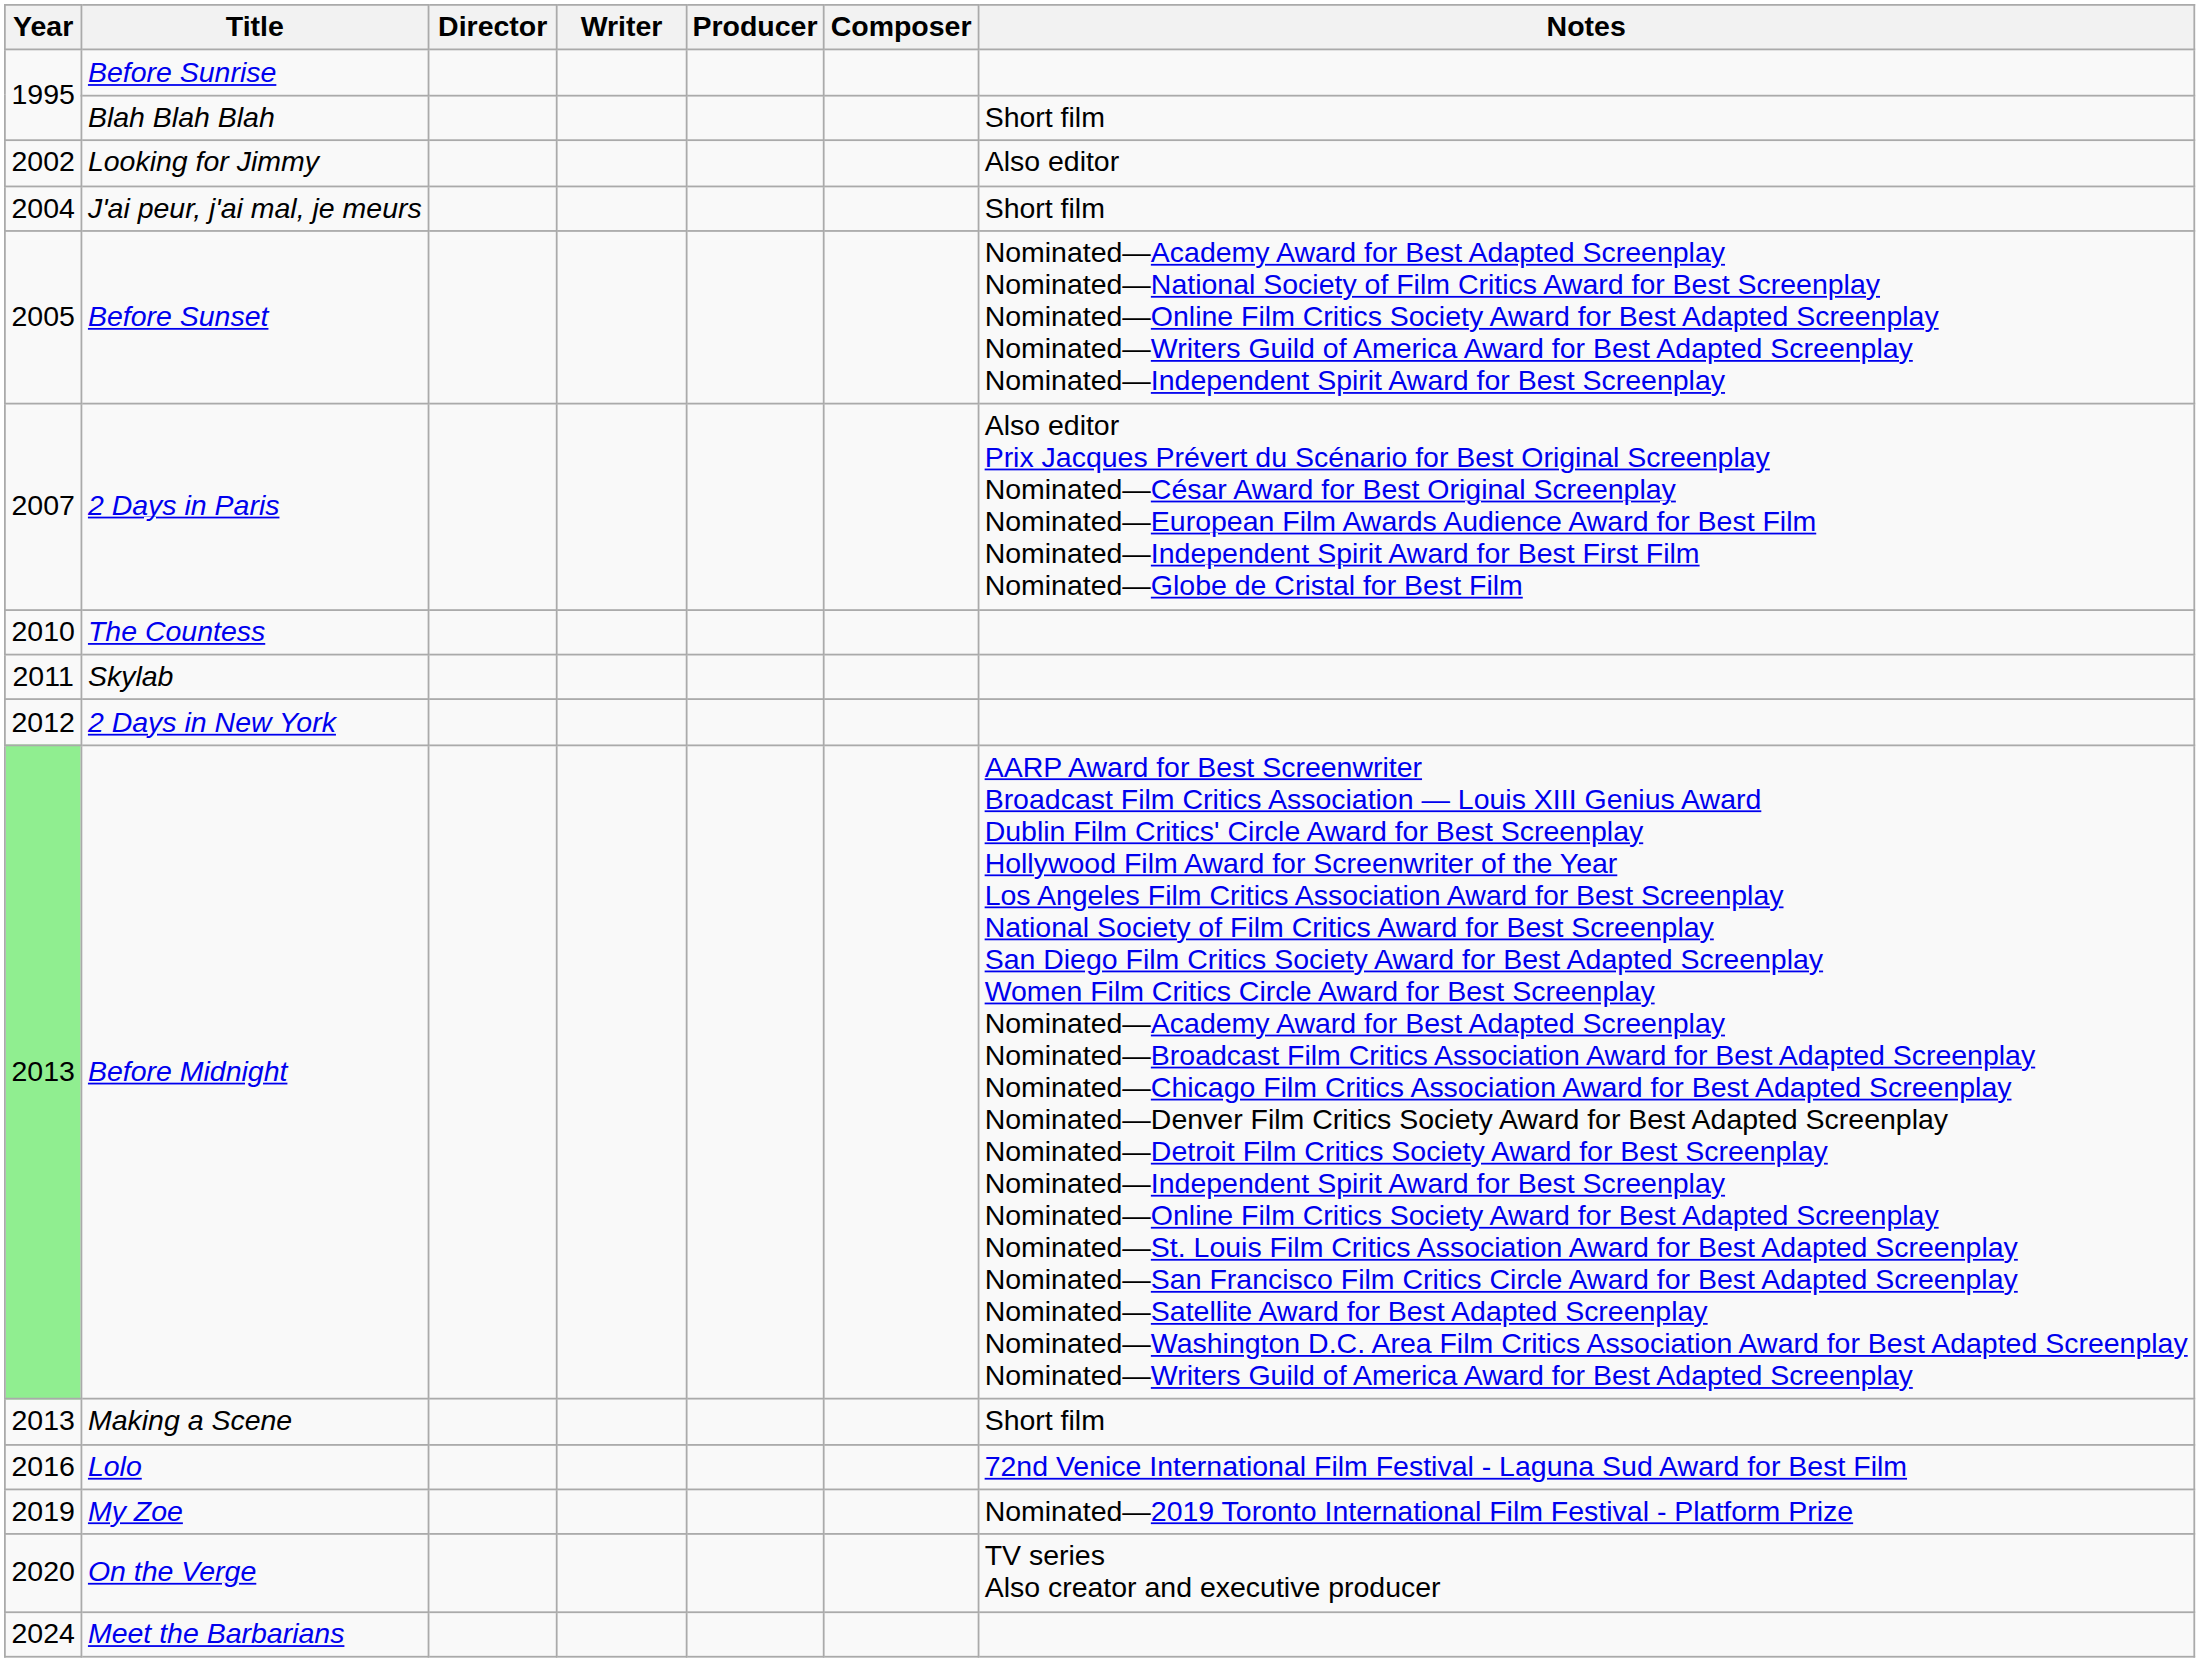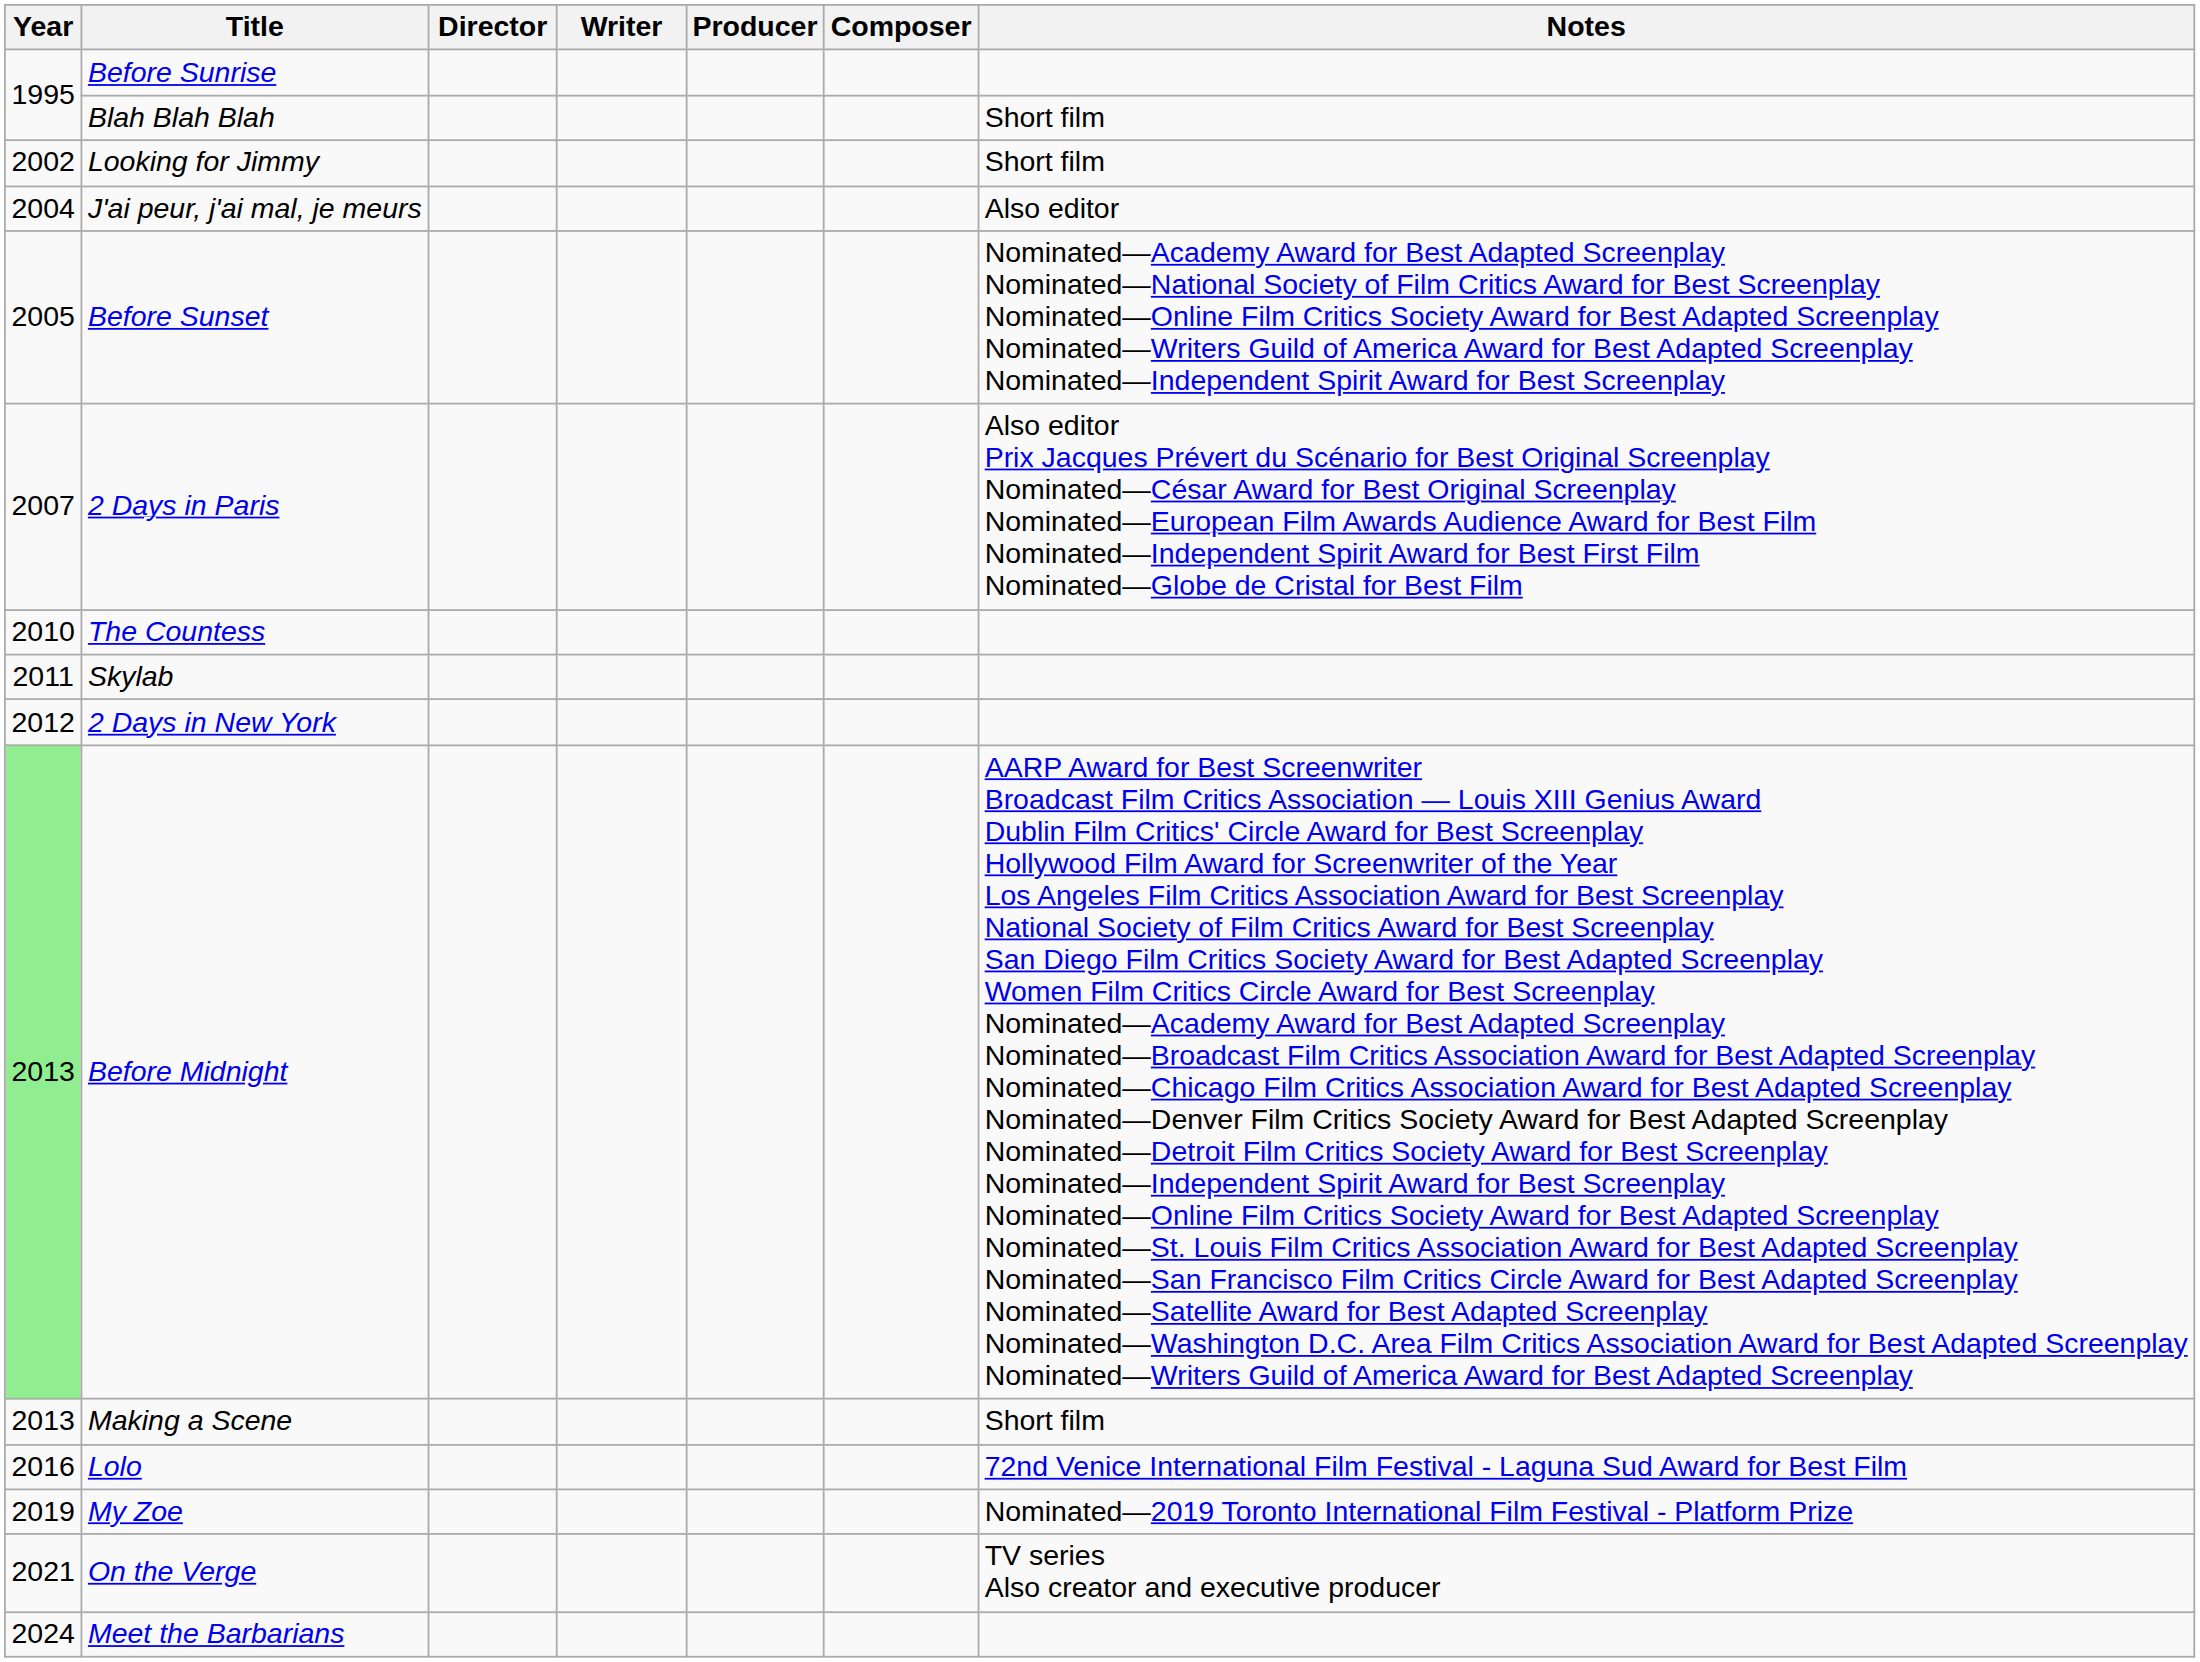(1052, 162) Also editor -> (1045, 162) Short film
(1045, 207) Short film -> (1052, 207) Also editor
(43, 1572) 2020 -> (43, 1572) 2021
